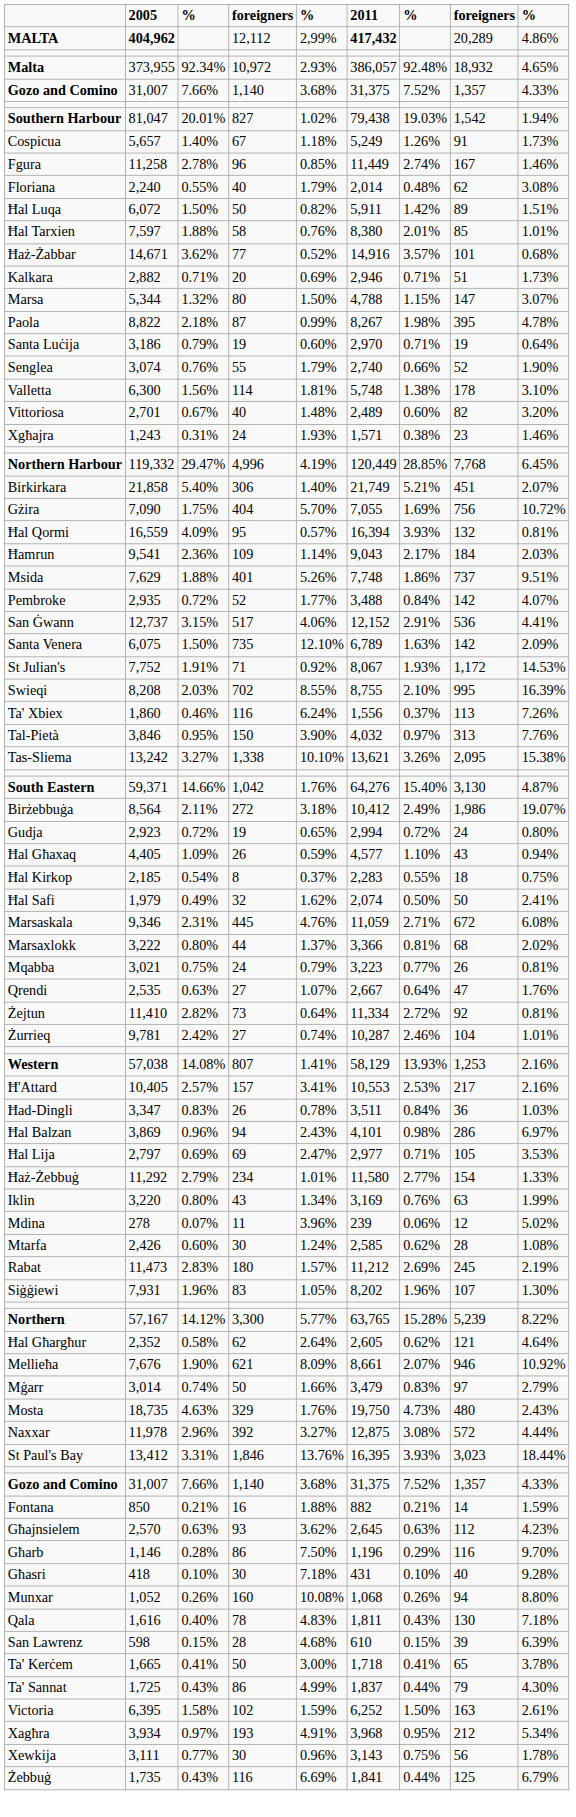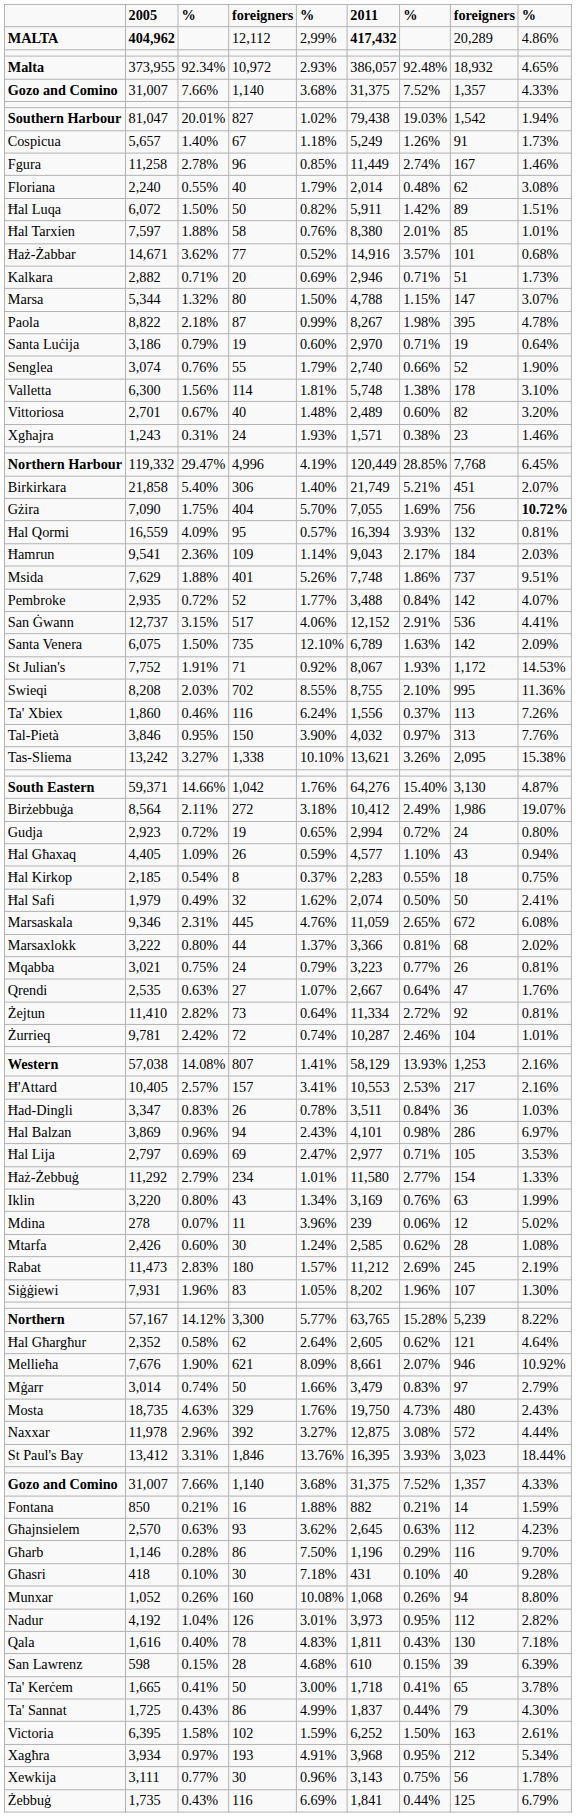(544, 509) normal -> (545, 509) bold
(544, 690) 16.39% -> (543, 690) 11.36%
(422, 922) 2.71% -> (422, 922) 2.65%
(239, 1035) 27 -> (239, 1035) 72
+ row: (26, 1620)
